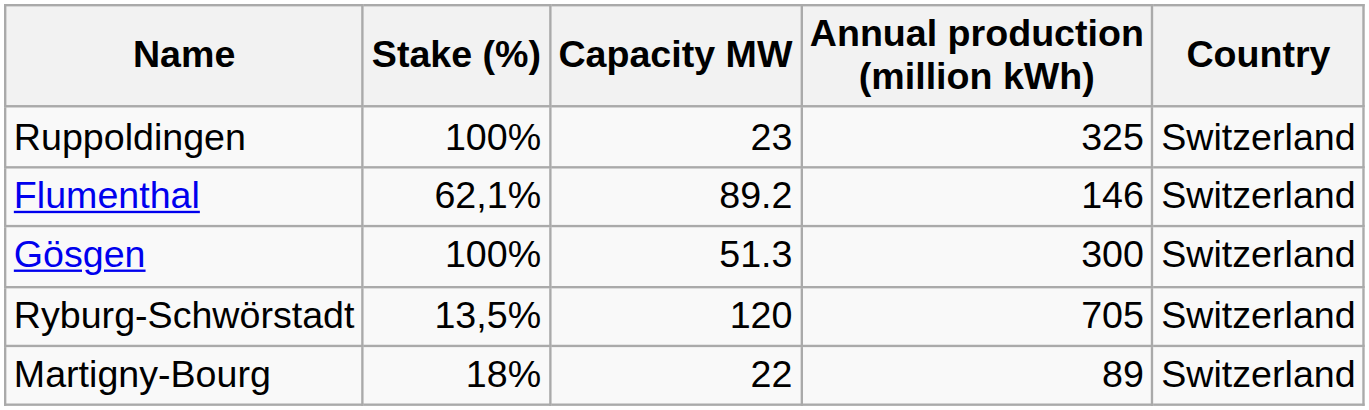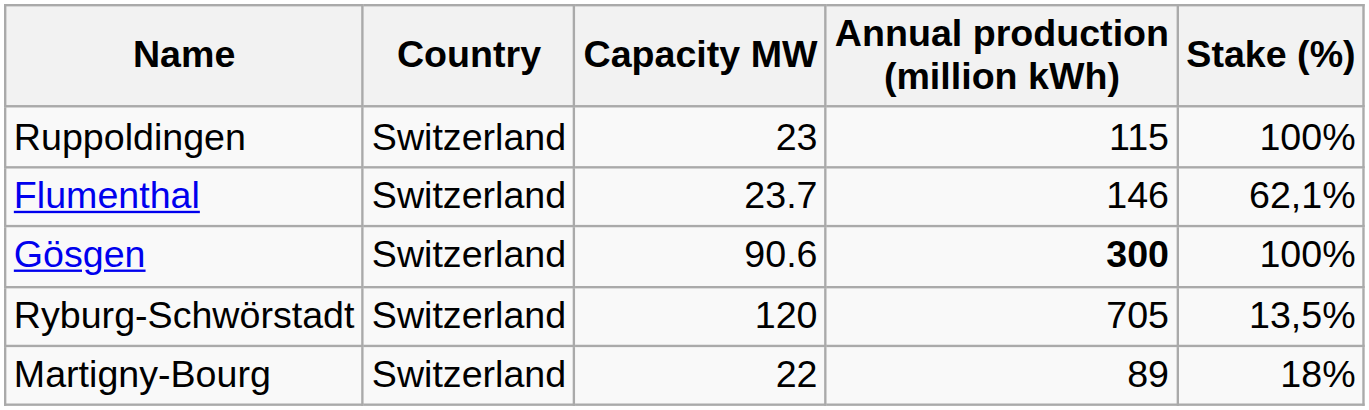columns swapped: (1258, 55) <-> (456, 55)
(1113, 136) 325 -> (1139, 136) 115
(756, 195) 89.2 -> (781, 195) 23.7
(756, 255) 51.3 -> (781, 255) 90.6
(1113, 255) normal -> (1138, 255) bold
